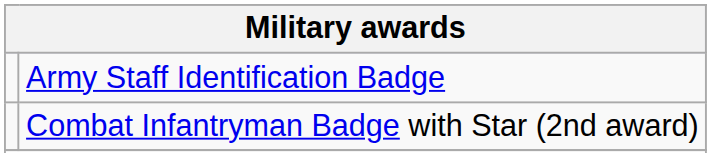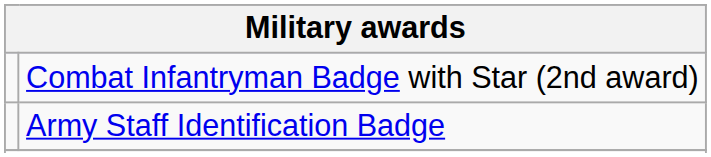rows swapped: (362, 125) <-> (236, 77)
